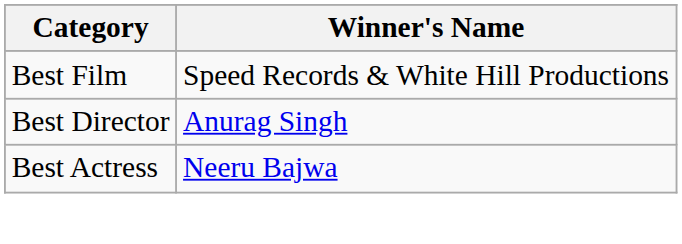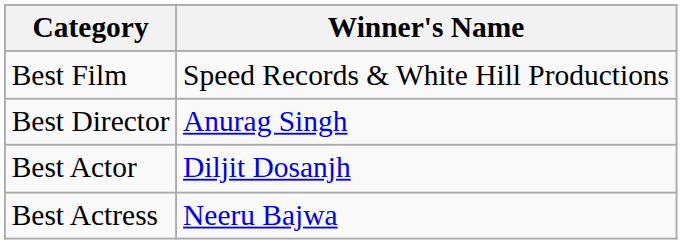+ row: (74, 167)
